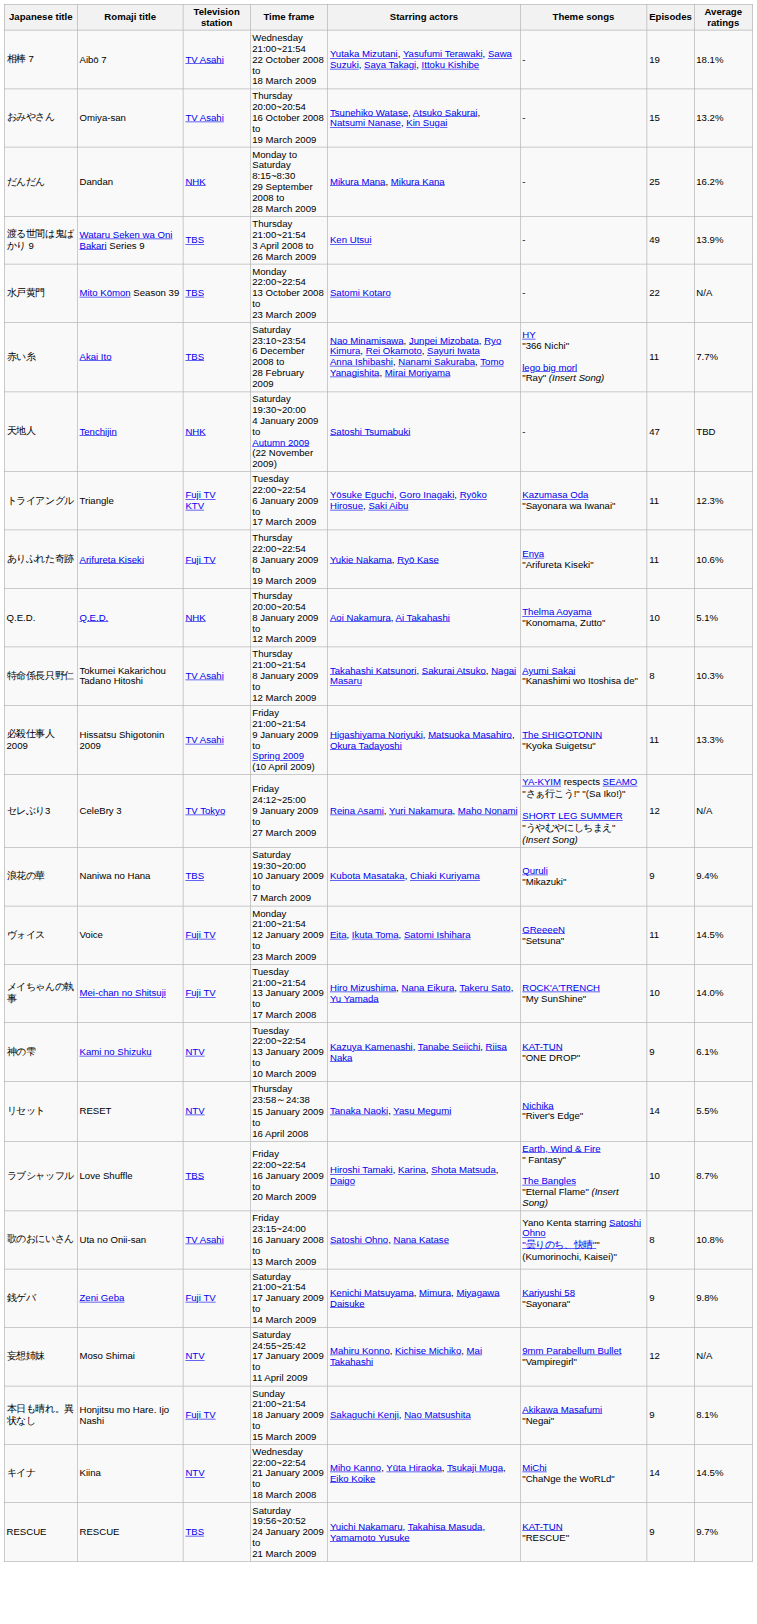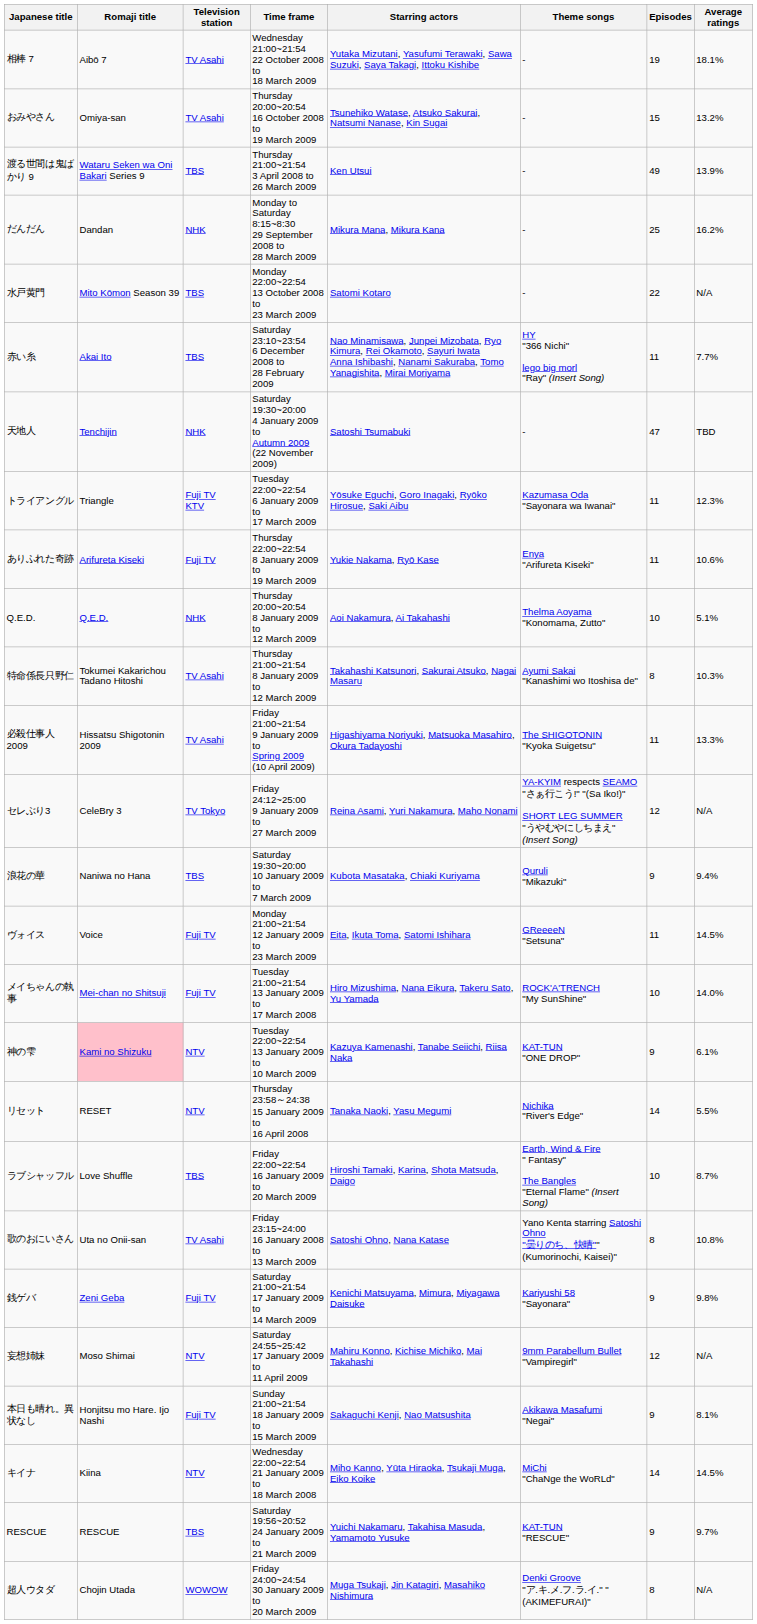rows swapped: (40, 240) <-> (26, 181)
(115, 1052) no background -> (115, 1052) pink background
+ row: (31, 1590)
